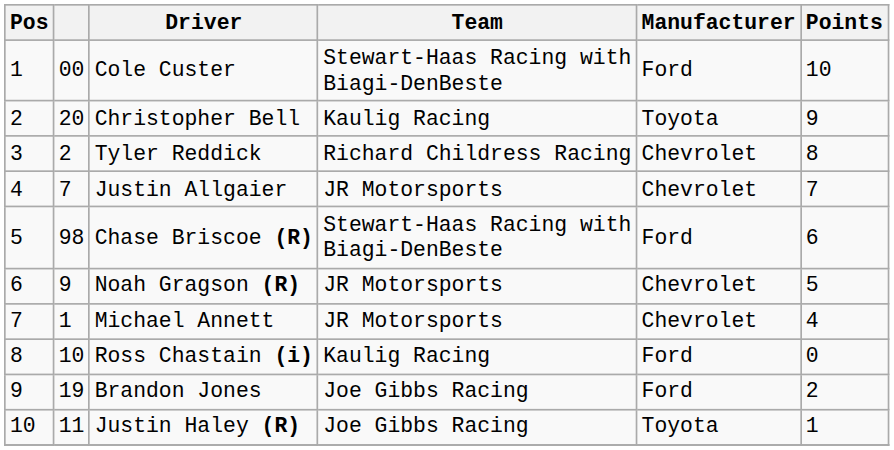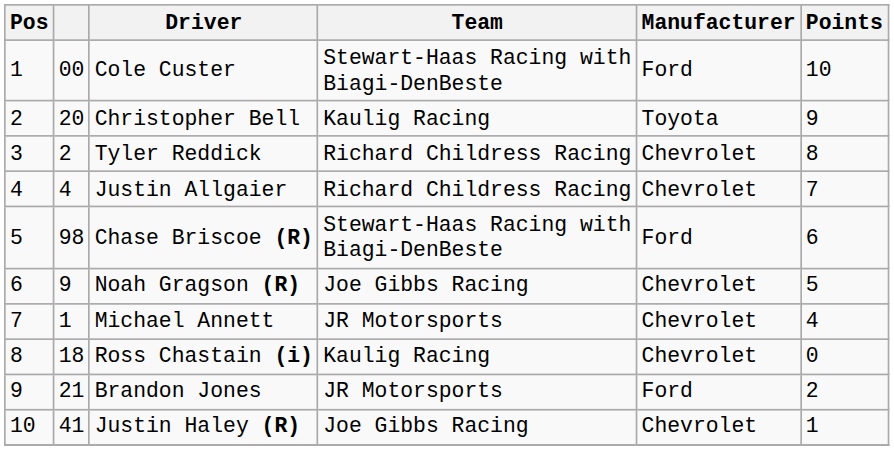(65, 189) 7 -> (65, 189) 4
(413, 189) JR Motorsports -> (477, 189) Richard Childress Racing
(413, 285) JR Motorsports -> (426, 285) Joe Gibbs Racing
(72, 356) 10 -> (72, 356) 18
(667, 356) Ford -> (699, 356) Chevrolet
(72, 392) 19 -> (72, 392) 21
(426, 392) Joe Gibbs Racing -> (413, 392) JR Motorsports
(72, 427) 11 -> (72, 427) 41
(680, 427) Toyota -> (699, 427) Chevrolet
